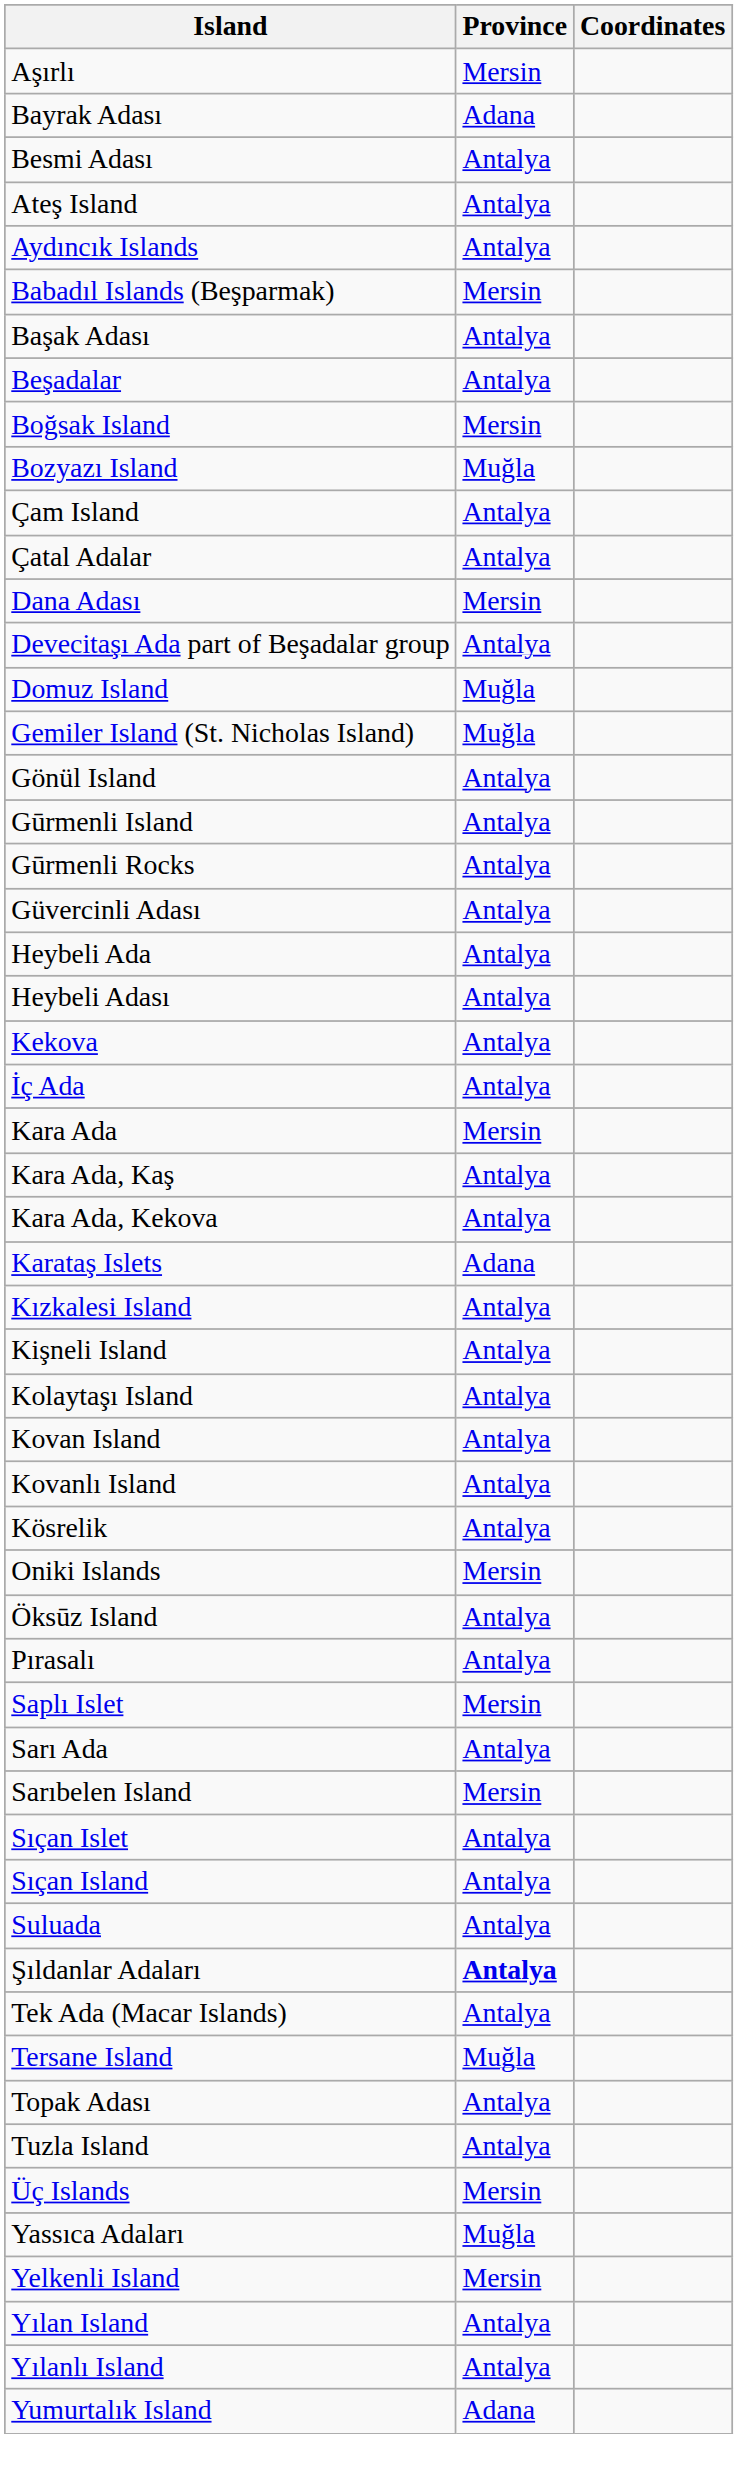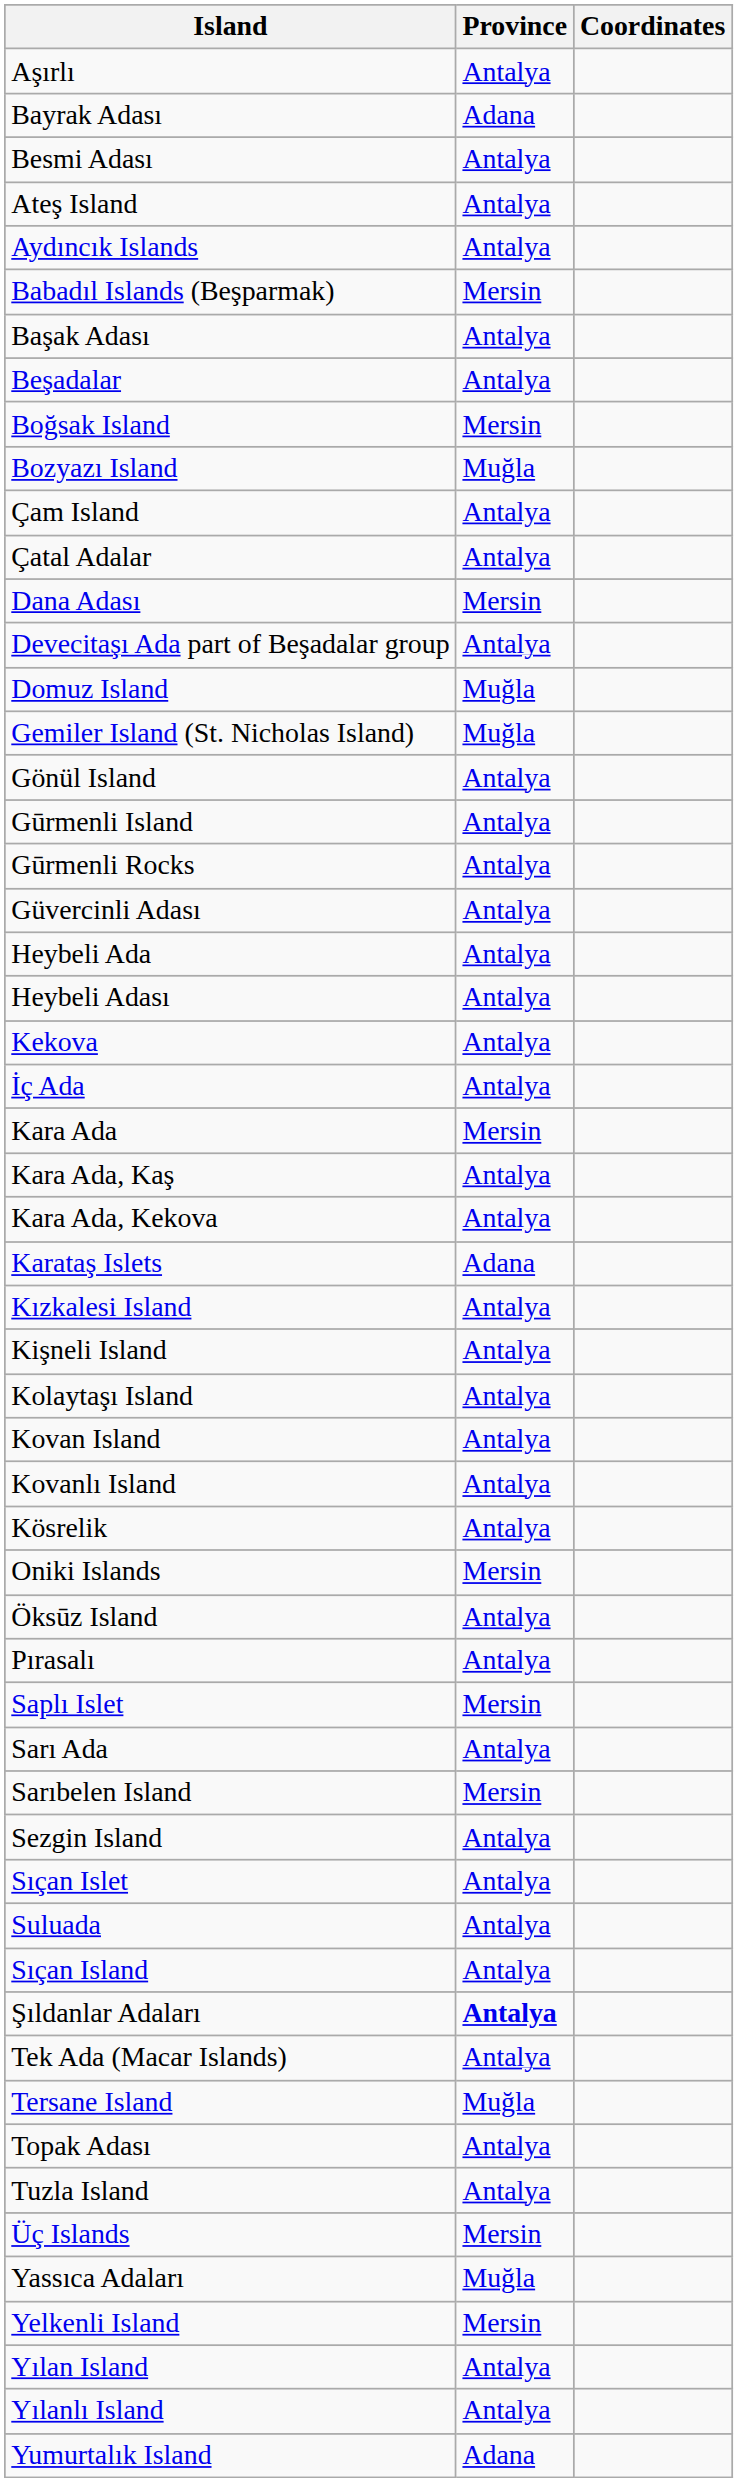(502, 70) Mersin -> (507, 70) Antalya
+ row: (87, 1836)
rows swapped: (80, 1880) <-> (56, 1925)
